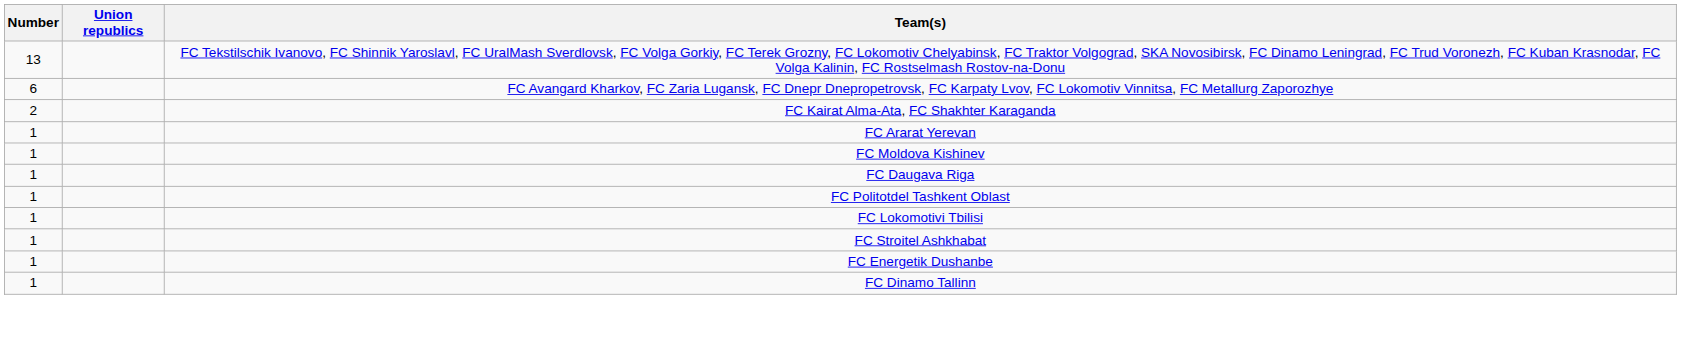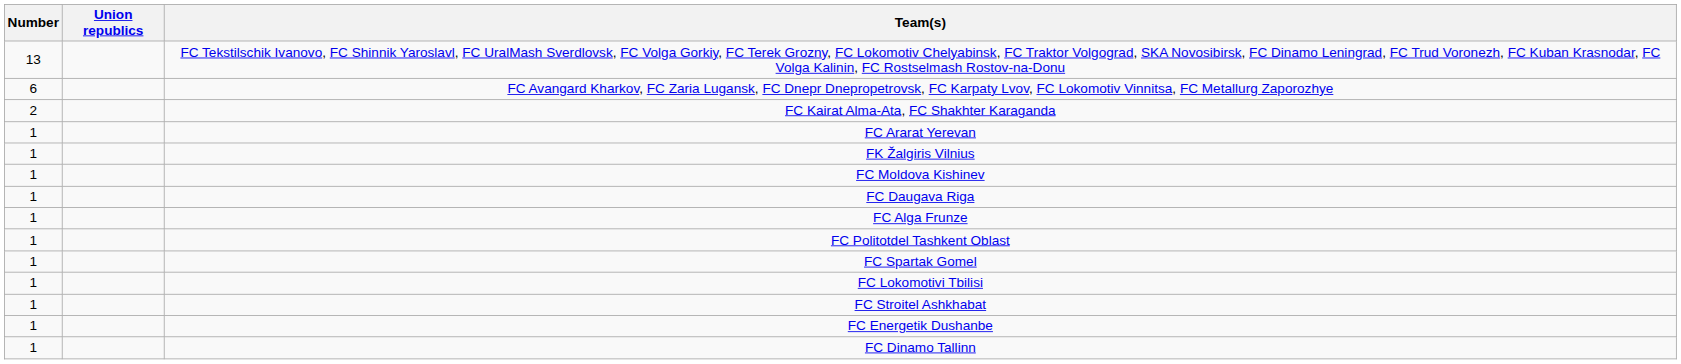+ row: (920, 153)
+ row: (920, 218)
+ row: (920, 261)
